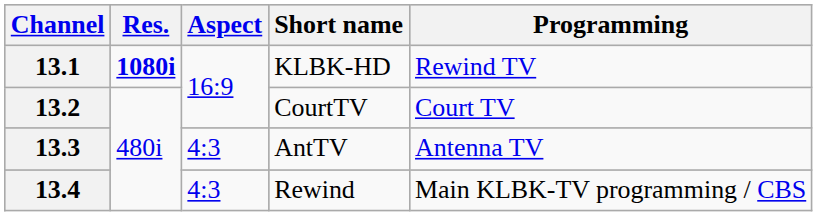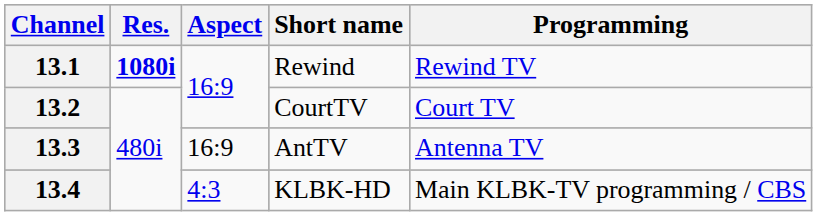(333, 66) KLBK-HD -> (315, 66) Rewind
(204, 148) 4:3 -> (210, 148) 16:9
(315, 189) Rewind -> (333, 189) KLBK-HD
